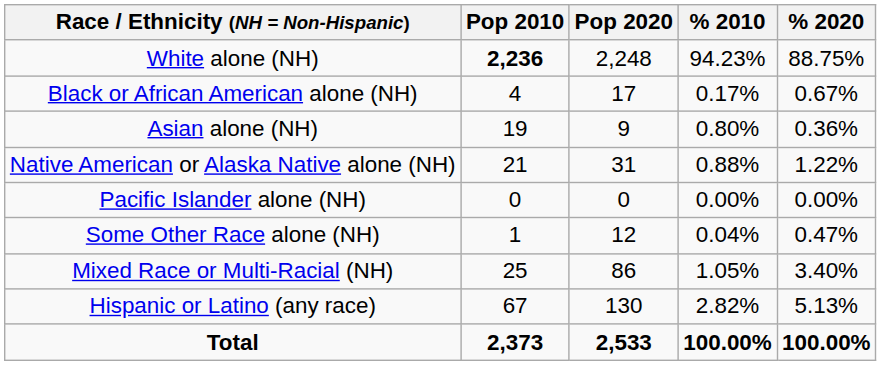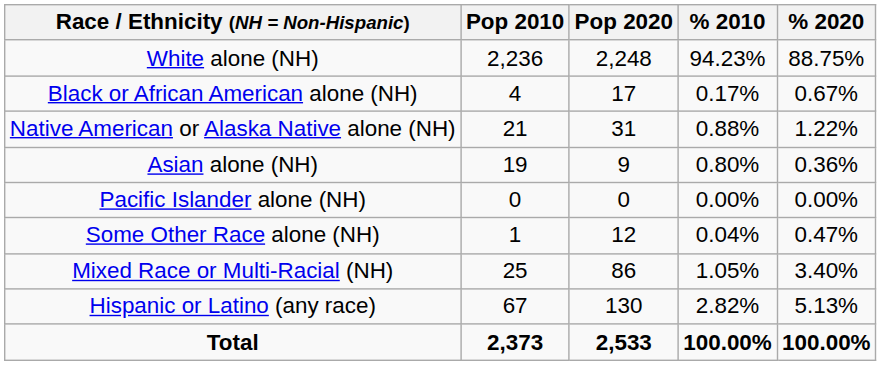(515, 57) bold -> (515, 57) normal
rows swapped: (233, 164) <-> (233, 128)
